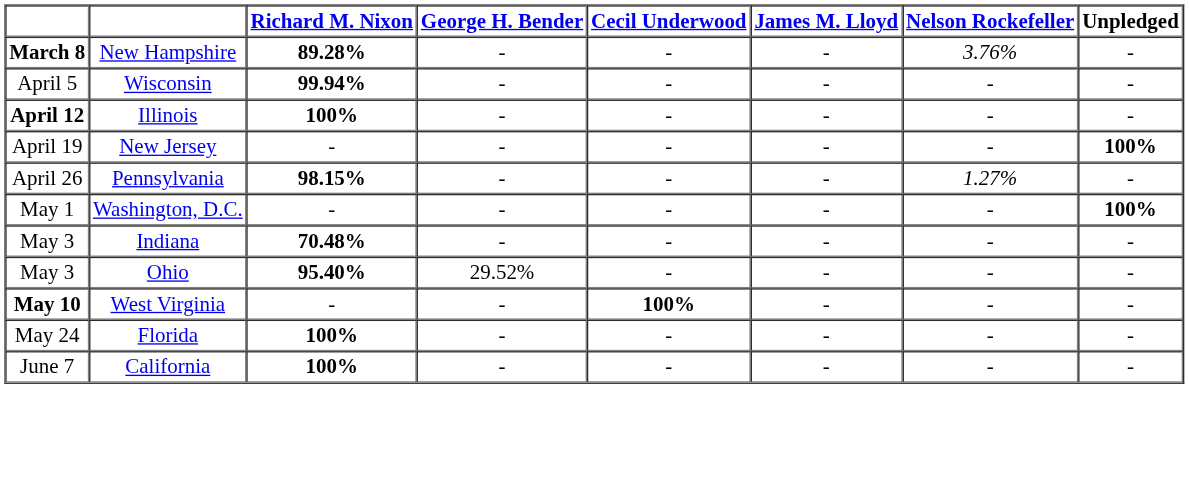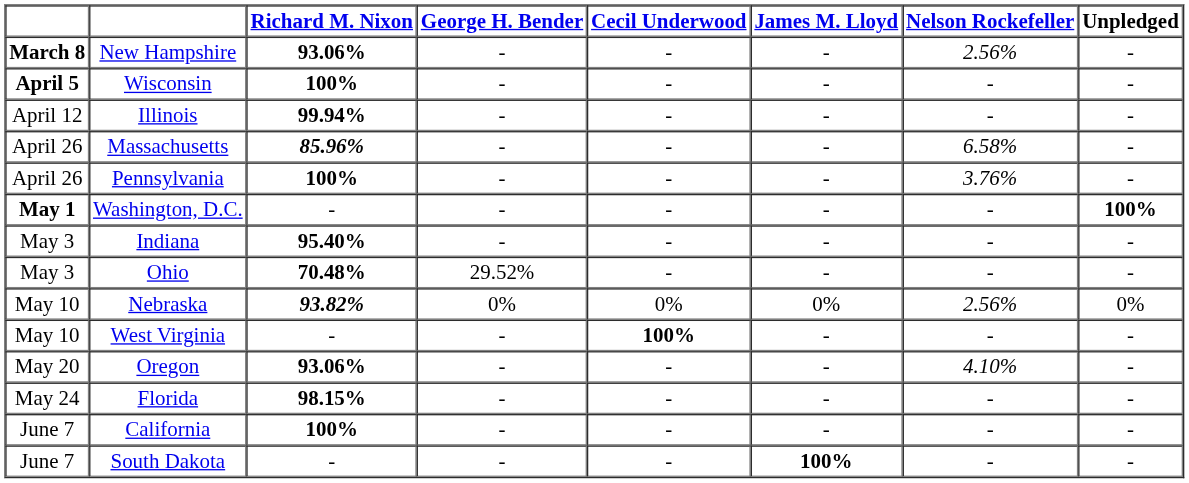(332, 52) 89.28% -> (332, 52) 93.06%
(990, 52) 3.76% -> (990, 52) 2.56%
(47, 83) normal -> (47, 83) bold
(332, 83) 99.94% -> (332, 83) 100%
(47, 115) bold -> (47, 115) normal
(332, 115) 100% -> (332, 115) 99.94%
- row: (168, 146)
+ row: (168, 146)
(332, 178) 98.15% -> (332, 178) 100%
(990, 178) 1.27% -> (990, 178) 3.76%
(47, 209) normal -> (47, 209) bold
(332, 240) 70.48% -> (332, 240) 95.40%
(332, 272) 95.40% -> (332, 272) 70.48%
+ row: (168, 303)
(47, 303) bold -> (47, 335) normal
+ row: (168, 366)
(332, 335) 100% -> (332, 398) 98.15%
+ row: (168, 461)
